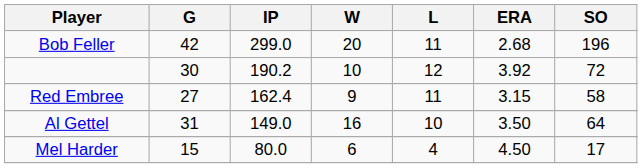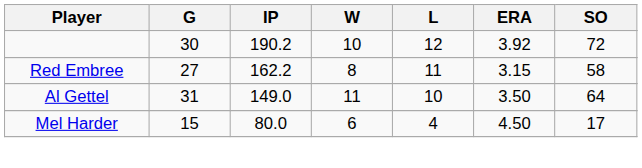- row: (77, 44)
(271, 96) 162.4 -> (271, 70) 162.2
(352, 96) 9 -> (352, 70) 8
(352, 123) 16 -> (352, 96) 11
